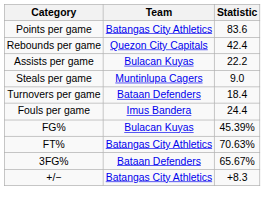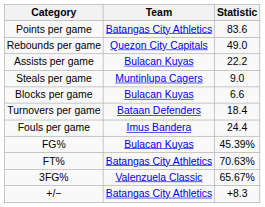(237, 45) 42.4 -> (237, 45) 49.0
+ row: (54, 95)
(159, 161) Bataan Defenders -> (159, 177) Valenzuela Classic
